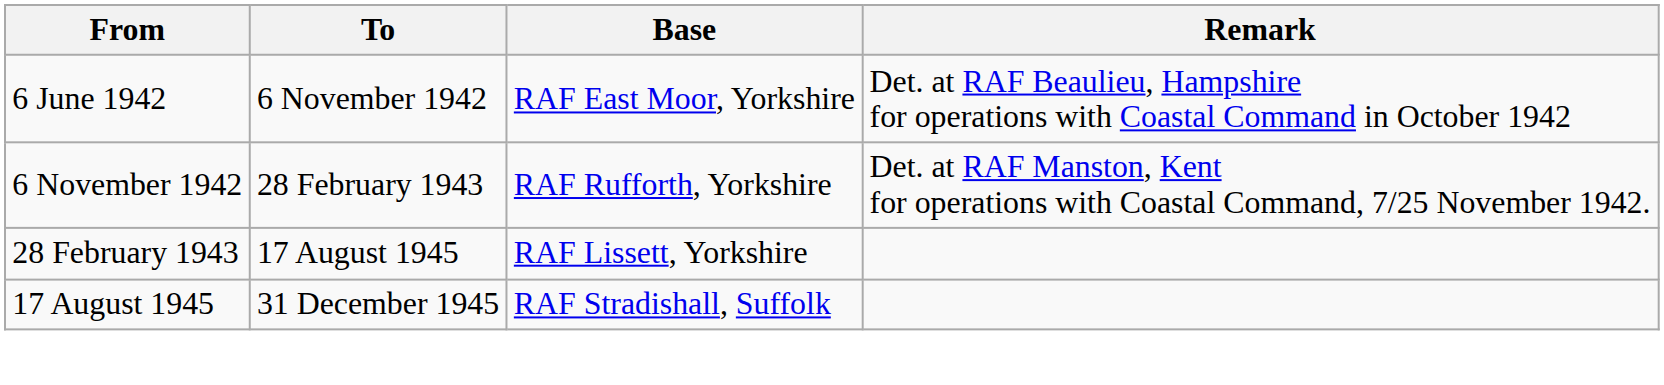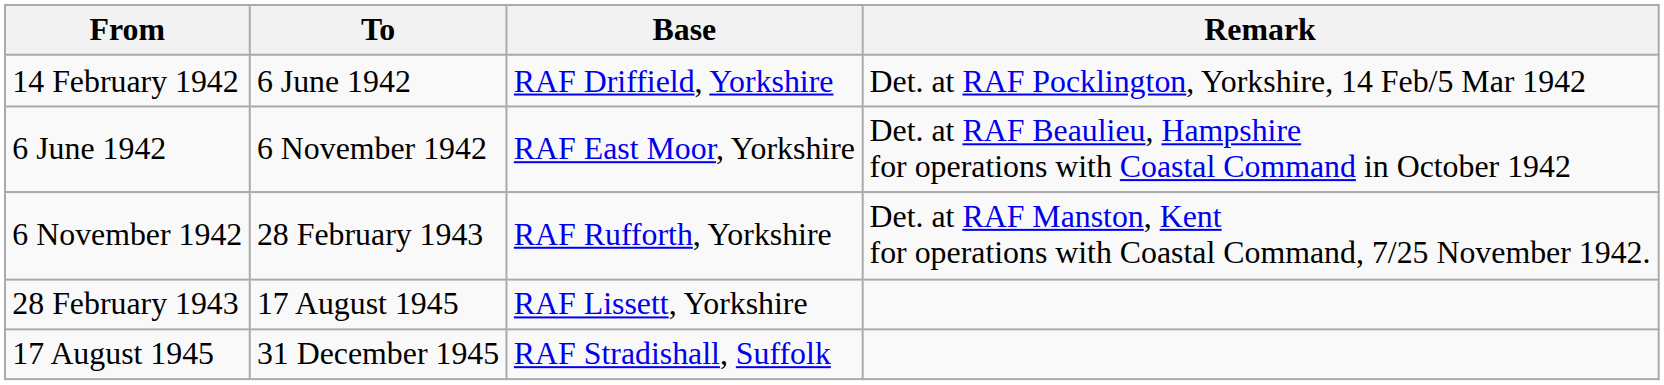+ row: (126, 80)
